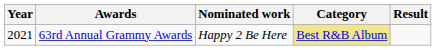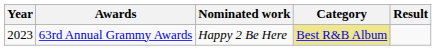(20, 34) 2021 -> (20, 34) 2023
